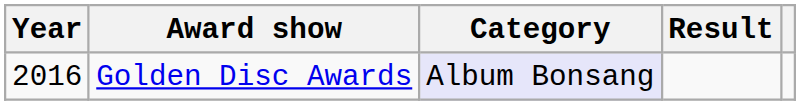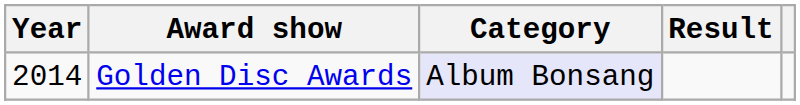(47, 77) 2016 -> (47, 77) 2014
